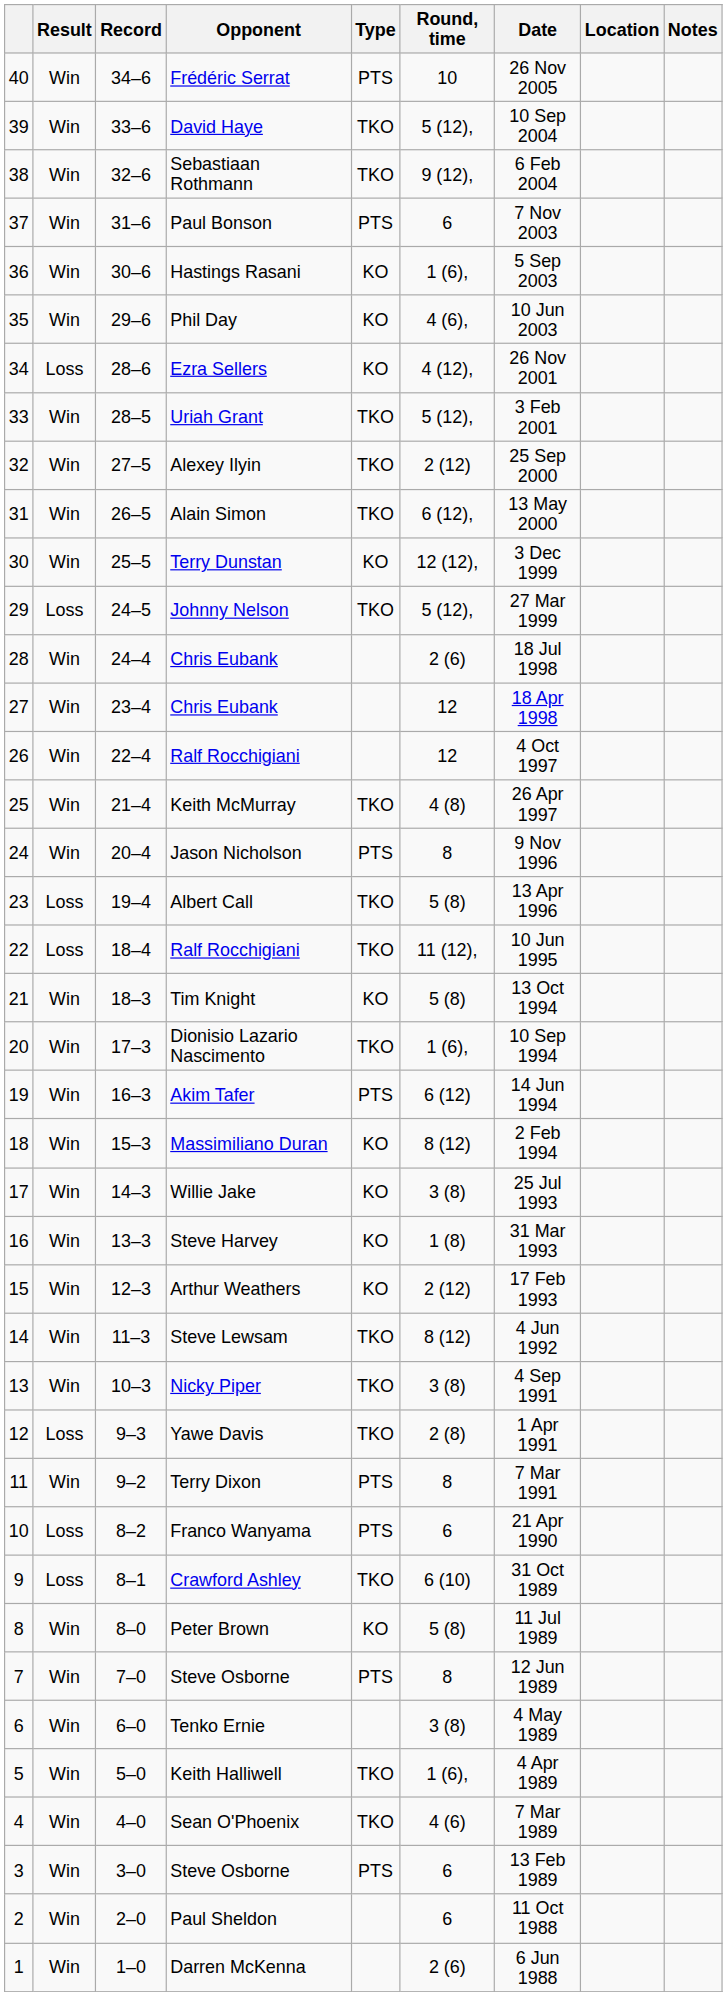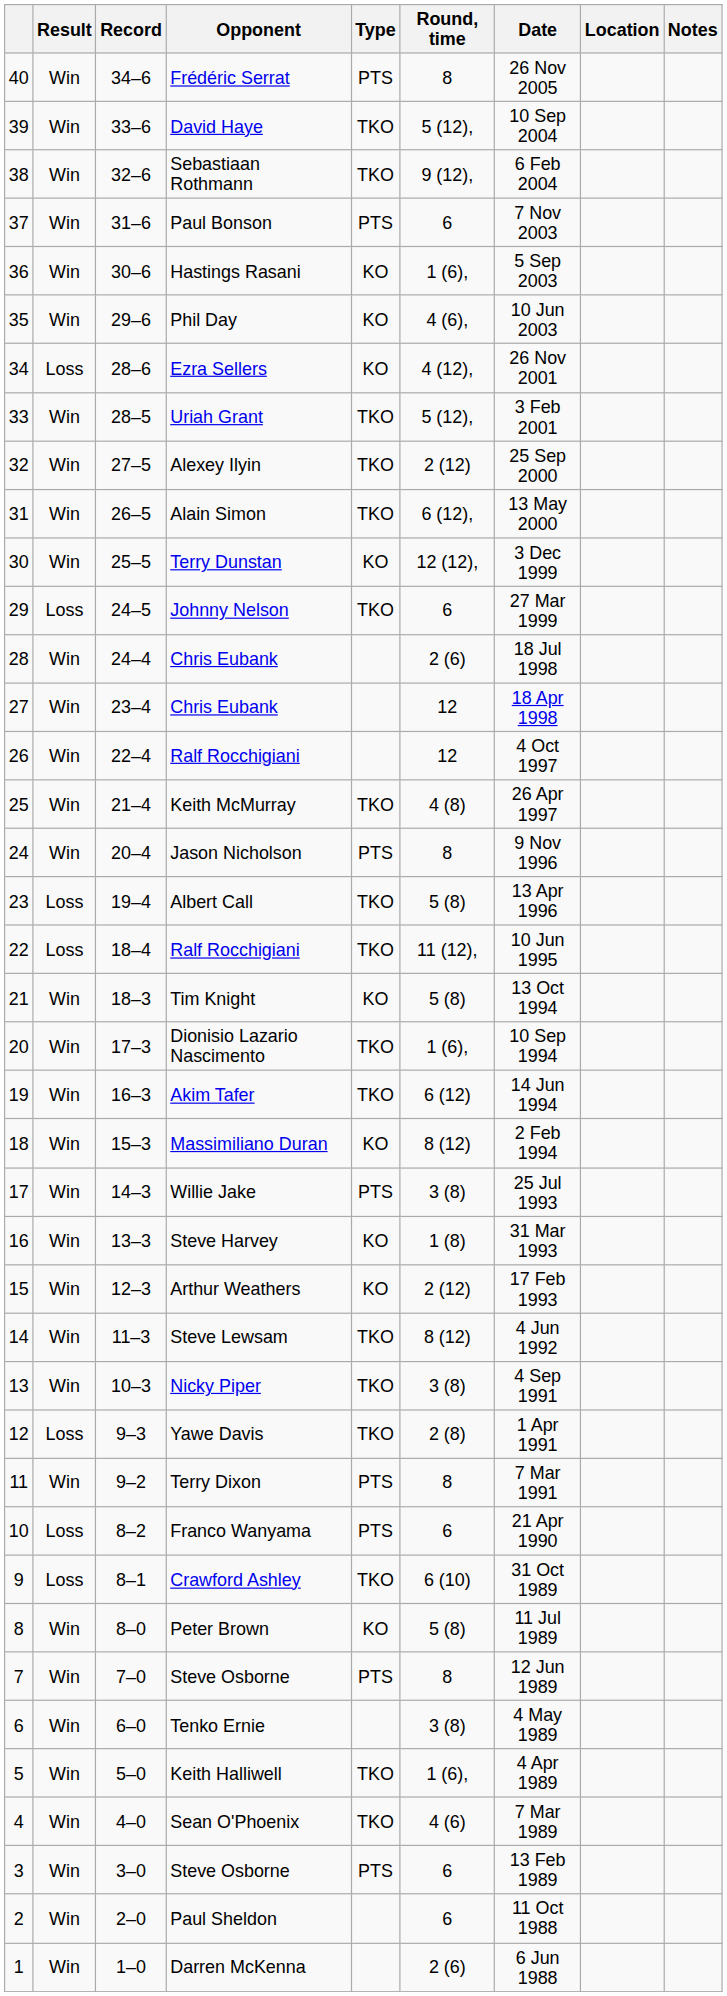(447, 77) 10 -> (447, 77) 8
(447, 610) 5 (12), -> (447, 610) 6
(376, 1095) PTS -> (376, 1095) TKO
(376, 1192) KO -> (376, 1192) PTS
